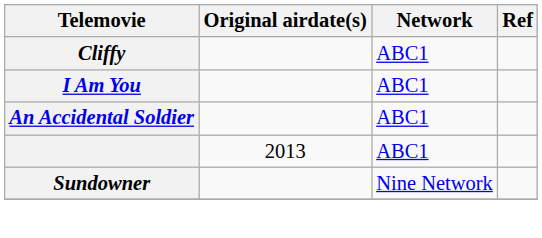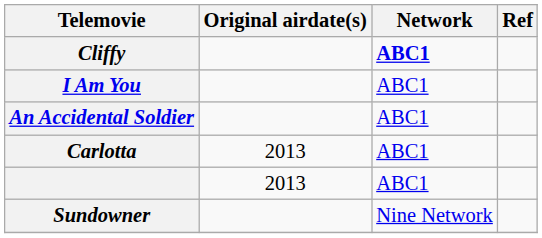(402, 53) normal -> (403, 53) bold
+ row: (102, 150)
